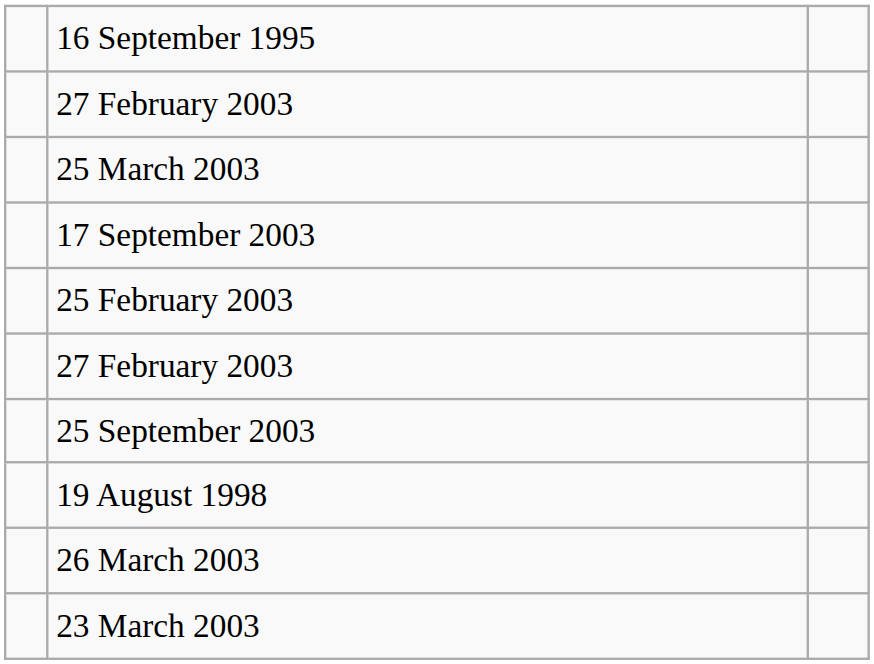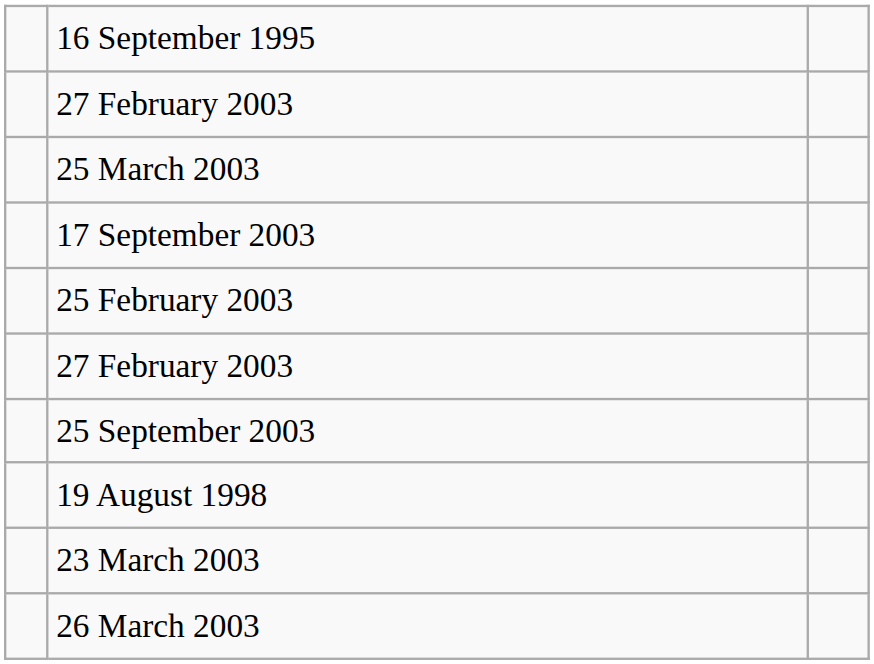rows swapped: (27, 561) <-> (27, 627)
